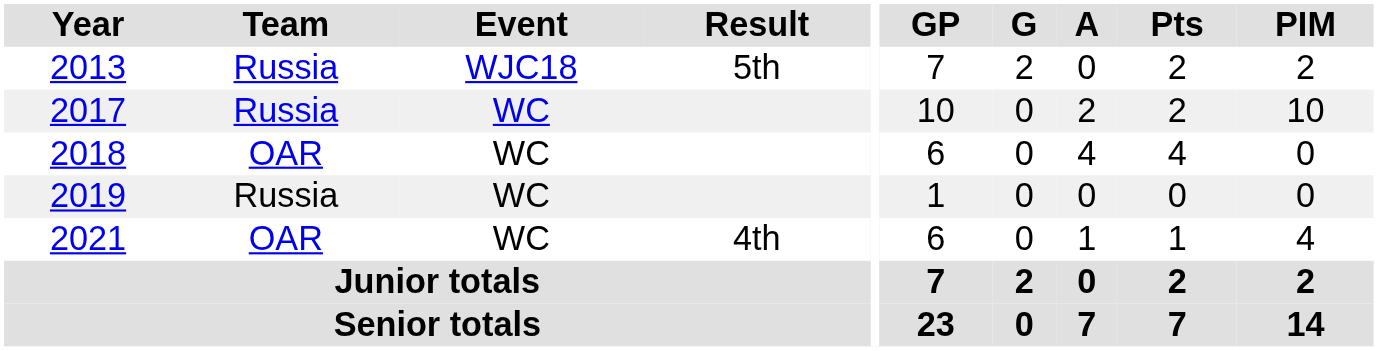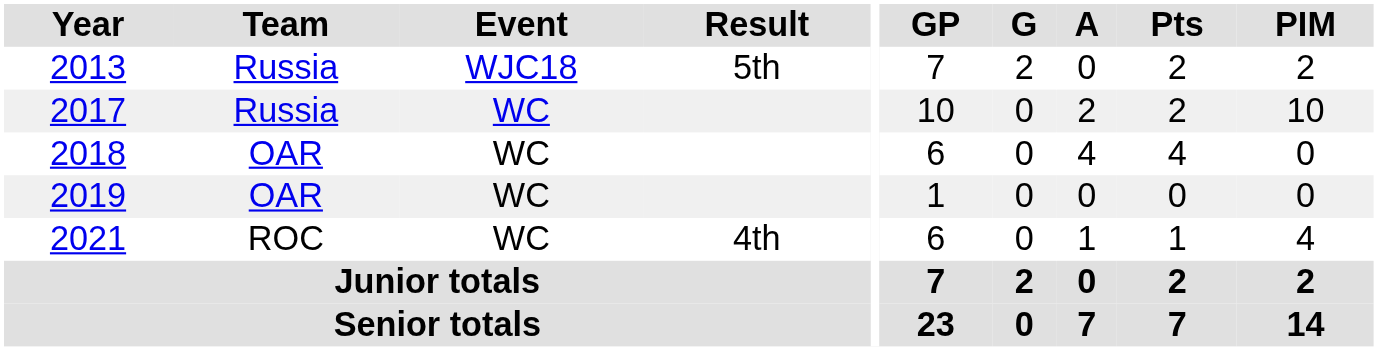(286, 196) Russia -> (286, 196) OAR
(286, 238) OAR -> (286, 238) ROC
